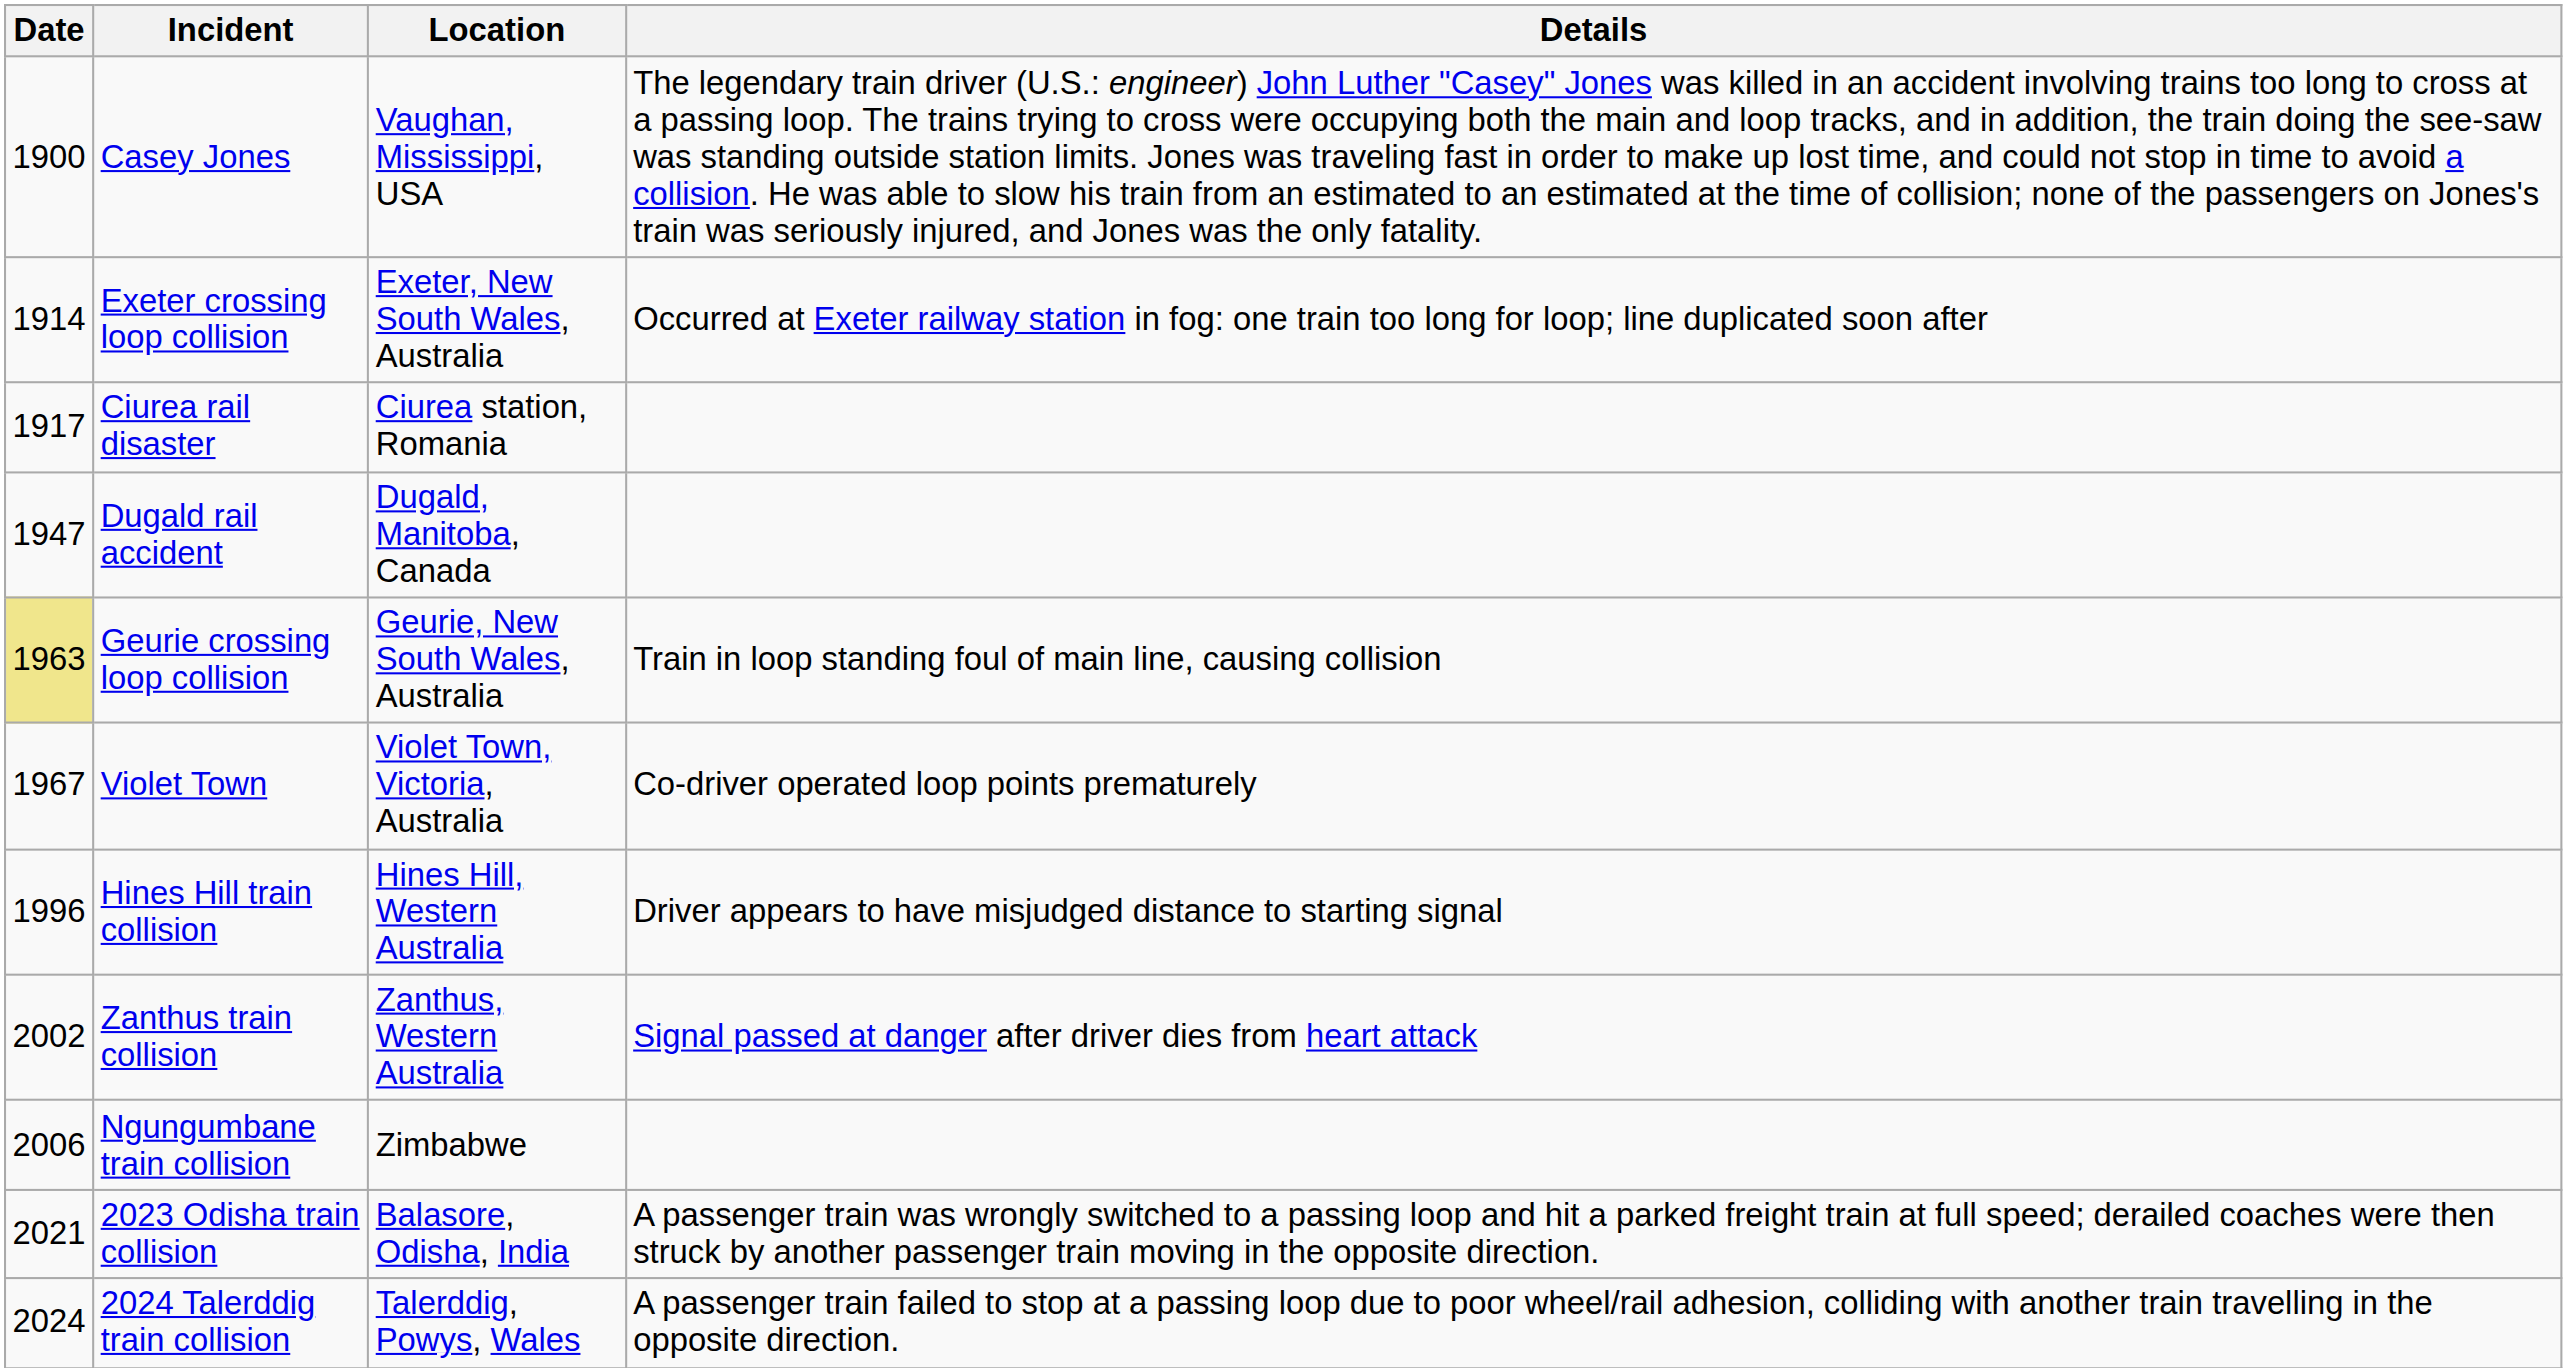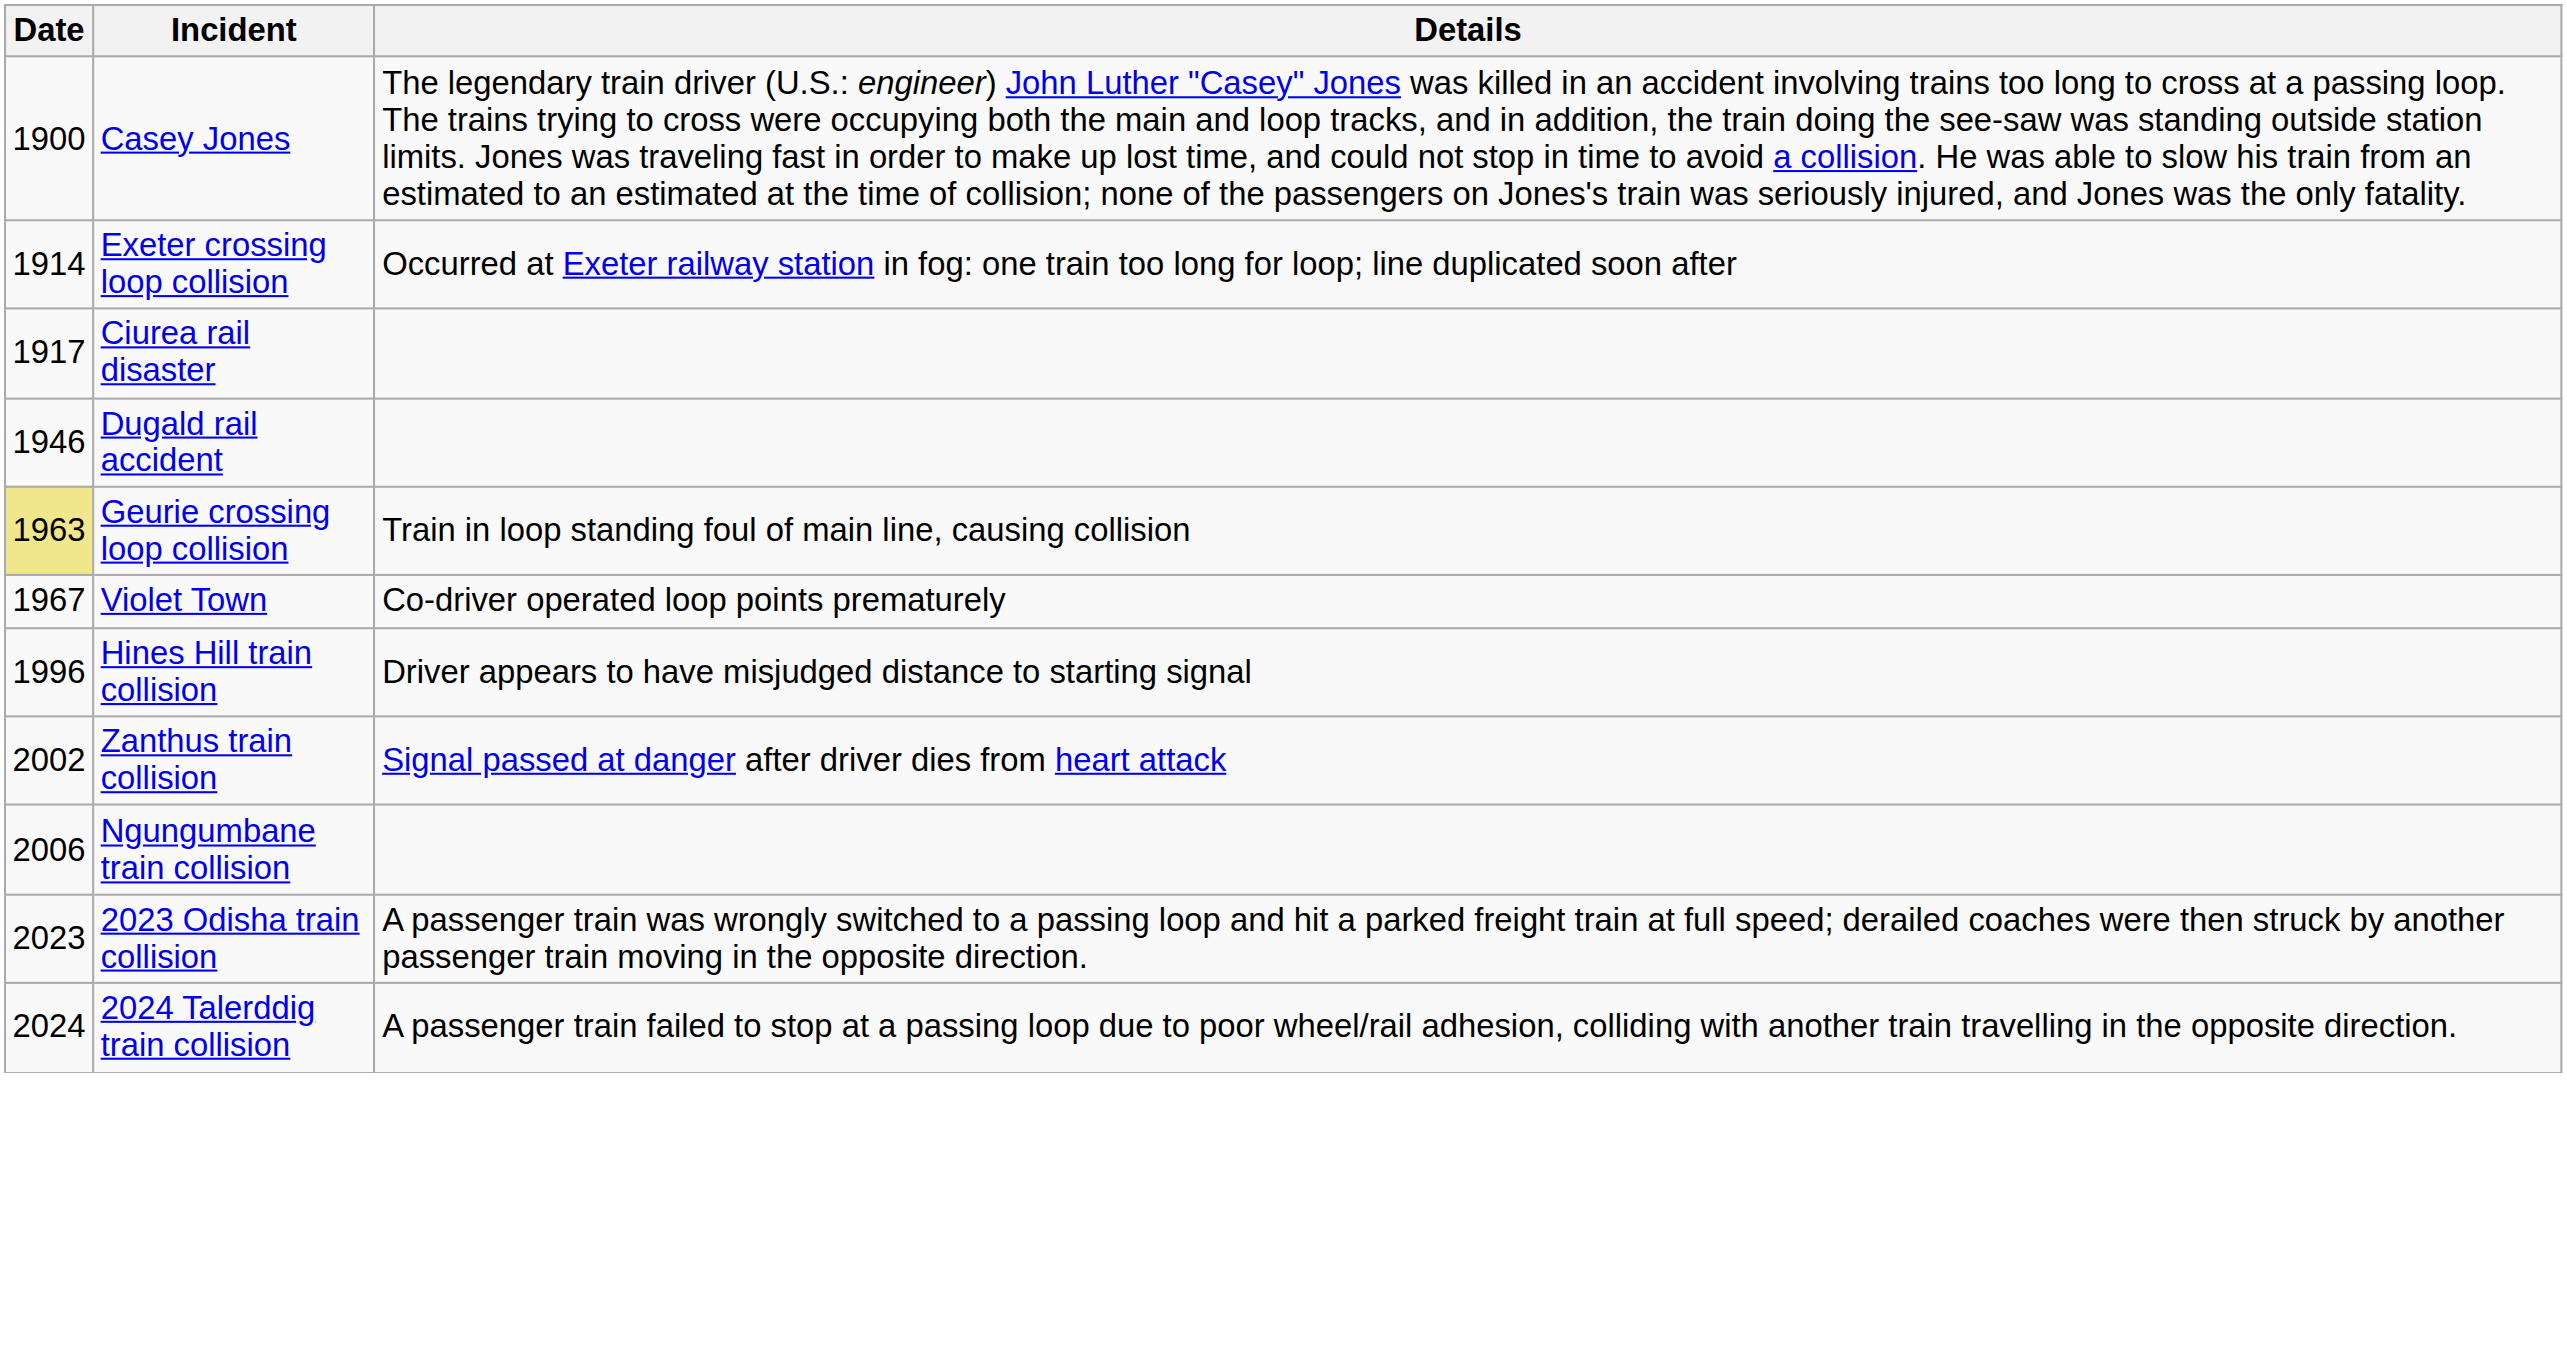- column: (497, 30)
(49, 533) 1947 -> (49, 441) 1946
(49, 1233) 2021 -> (49, 938) 2023
